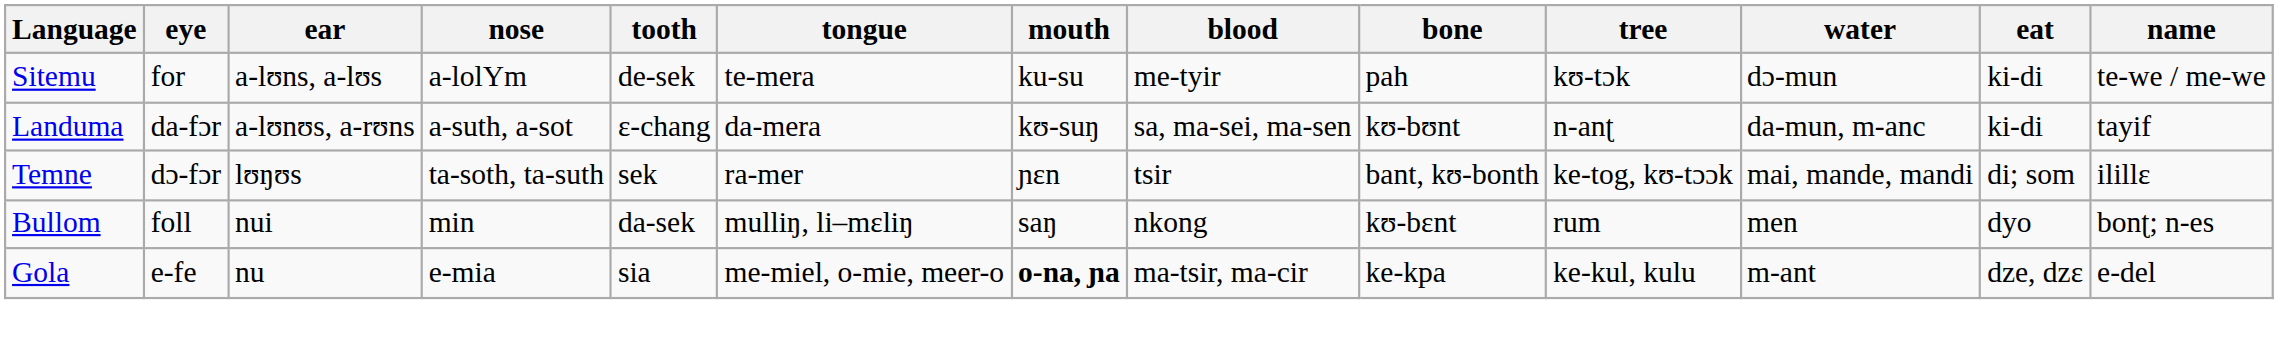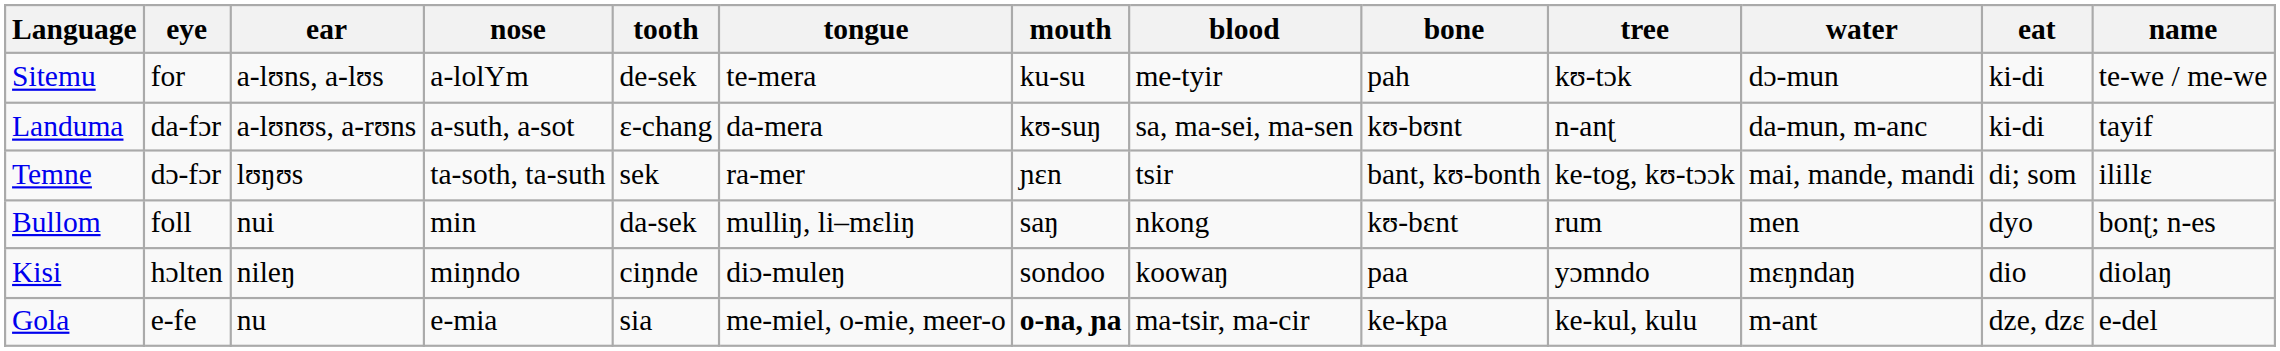+ row: (37, 271)
